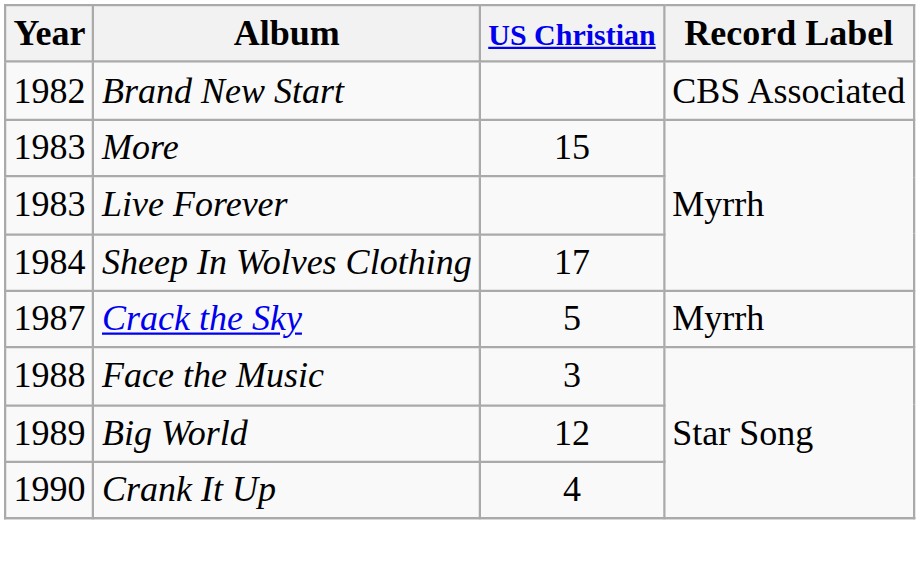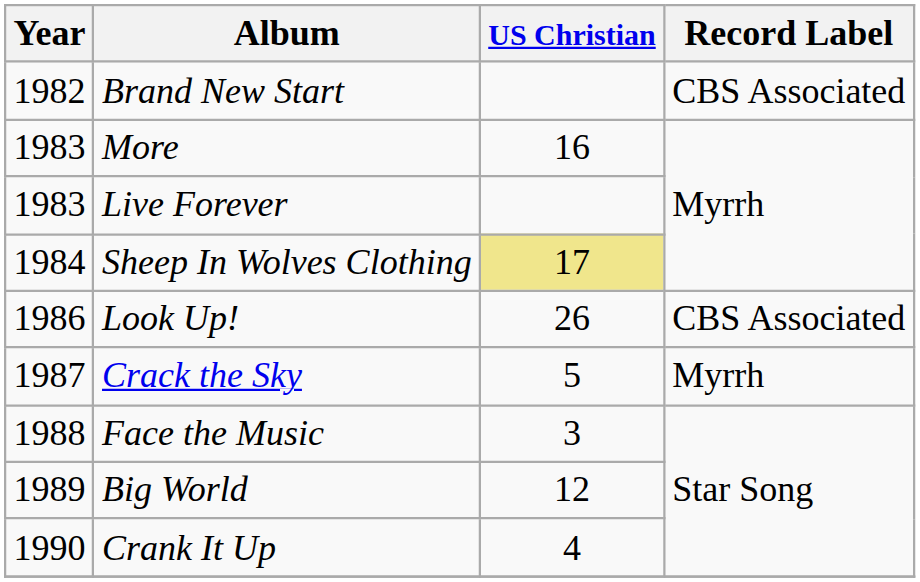(572, 147) 15 -> (572, 147) 16
(572, 261) no background -> (572, 261) khaki background
+ row: (171, 318)
